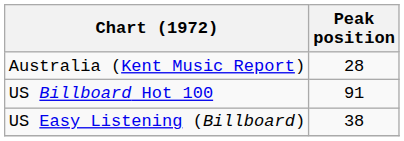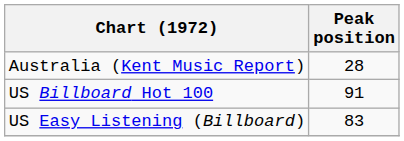(354, 121) 38 -> (354, 121) 83
